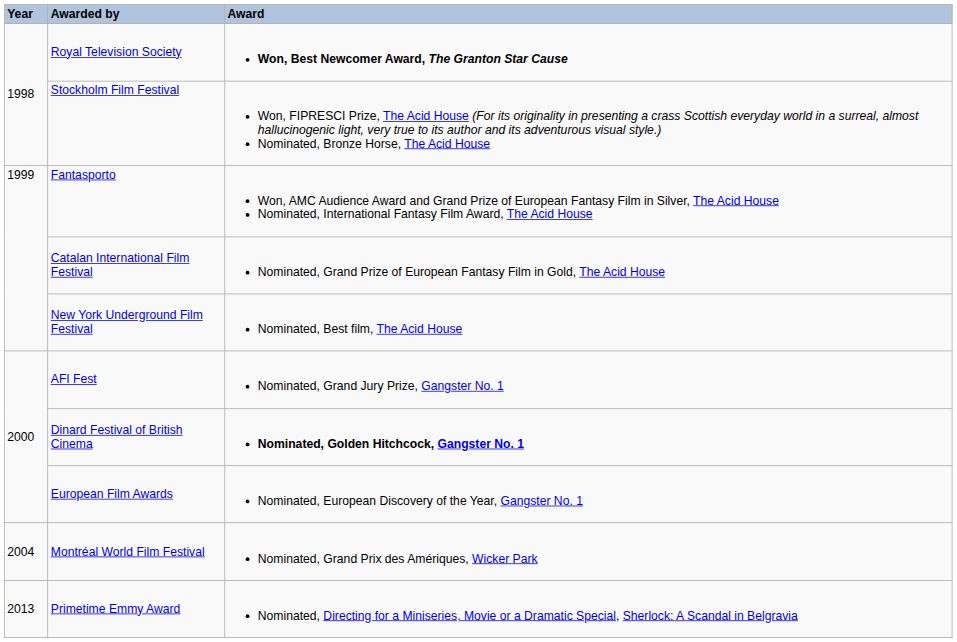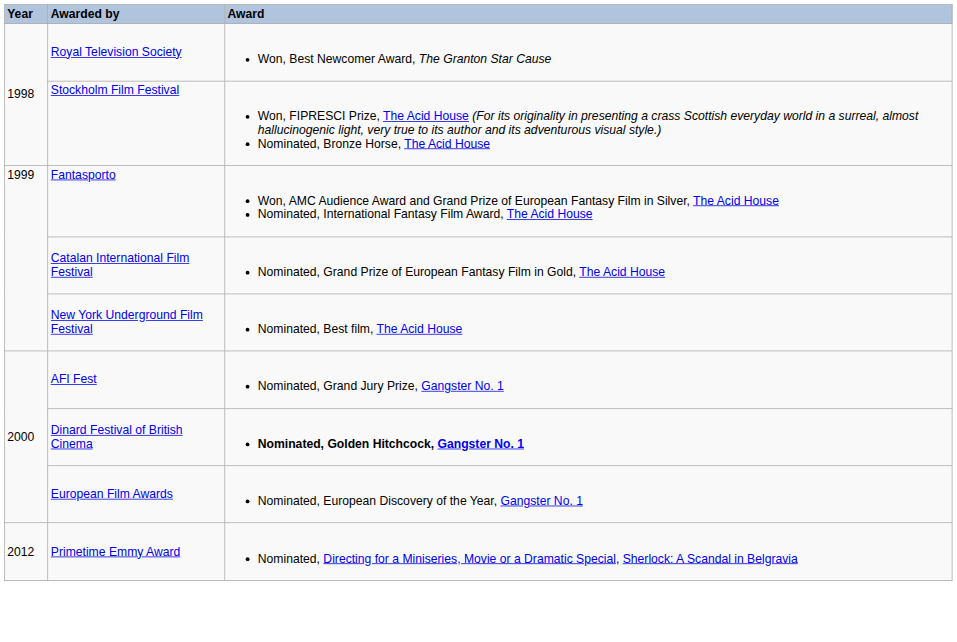(588, 59) bold -> (588, 59) normal
- row: (128, 551)
(21, 609) 2013 -> (21, 551) 2012
